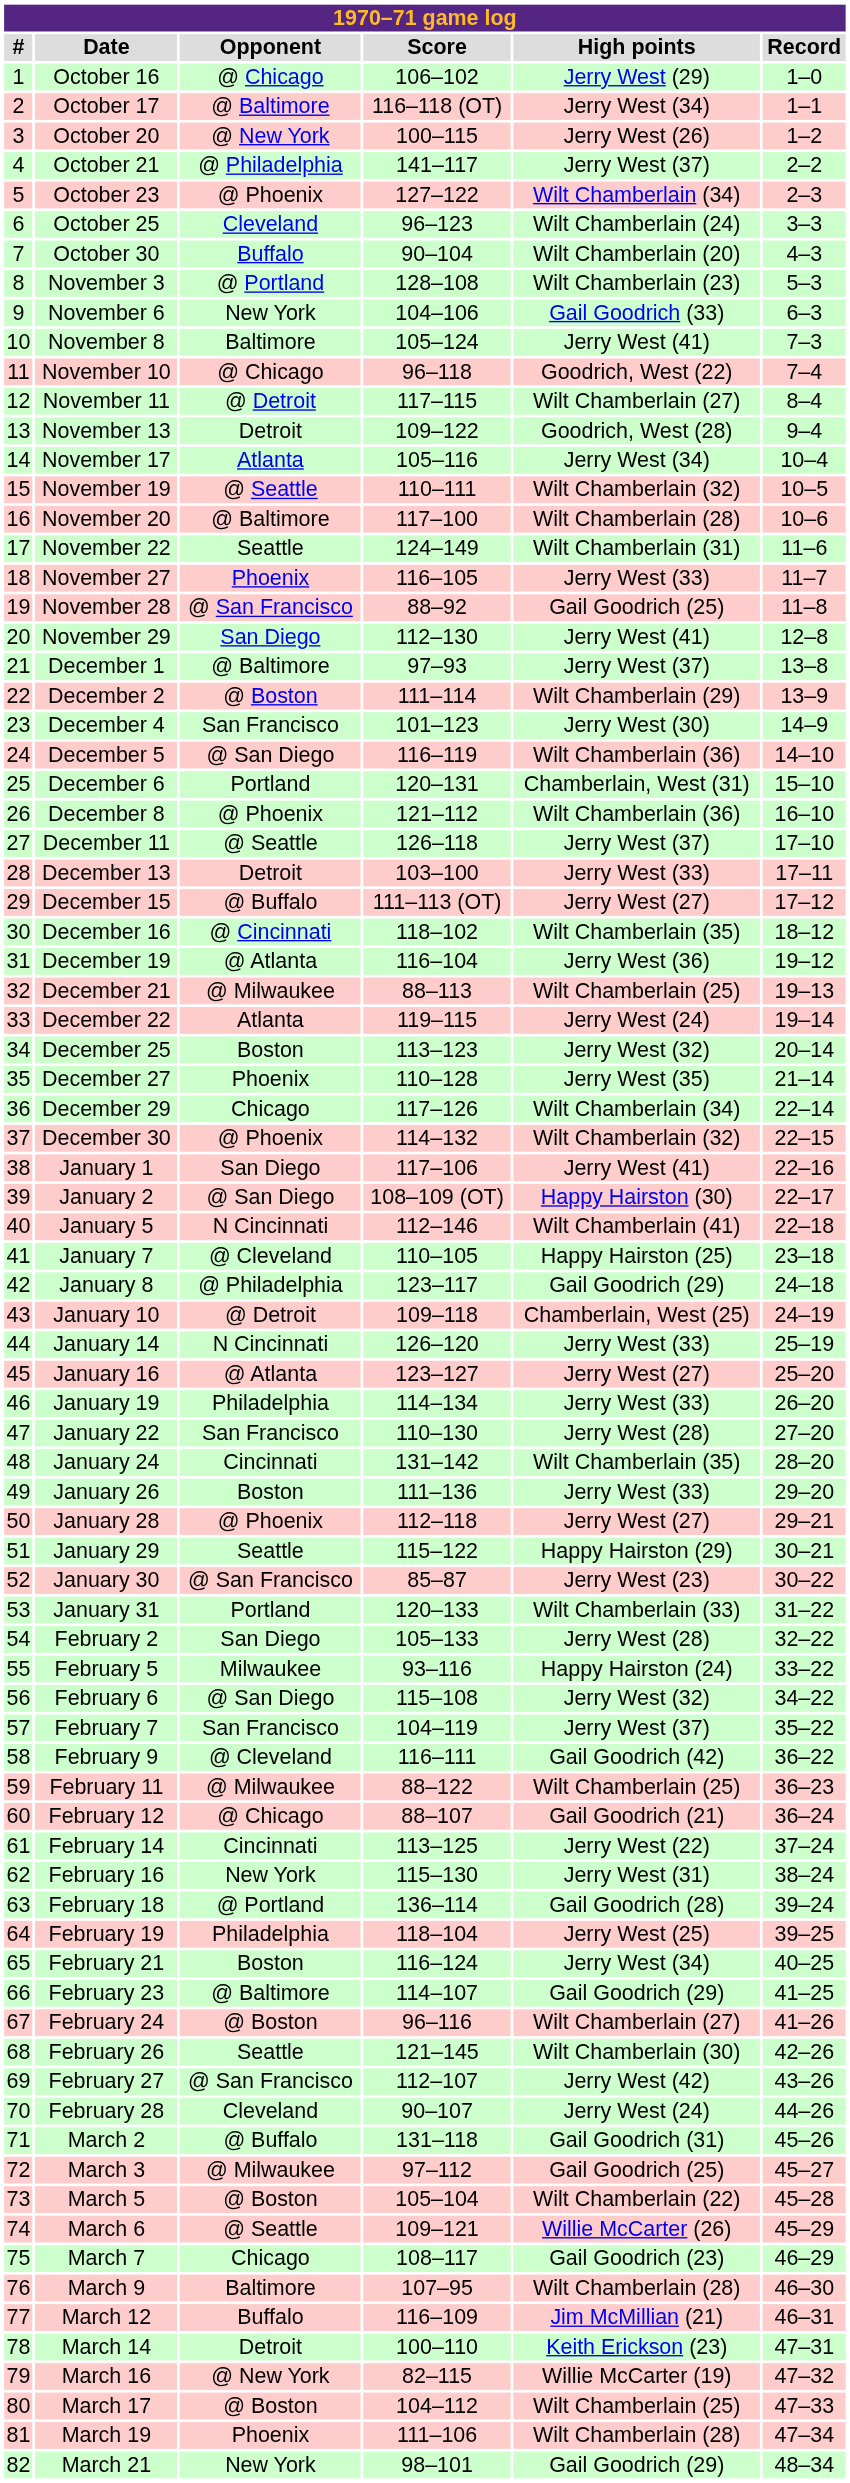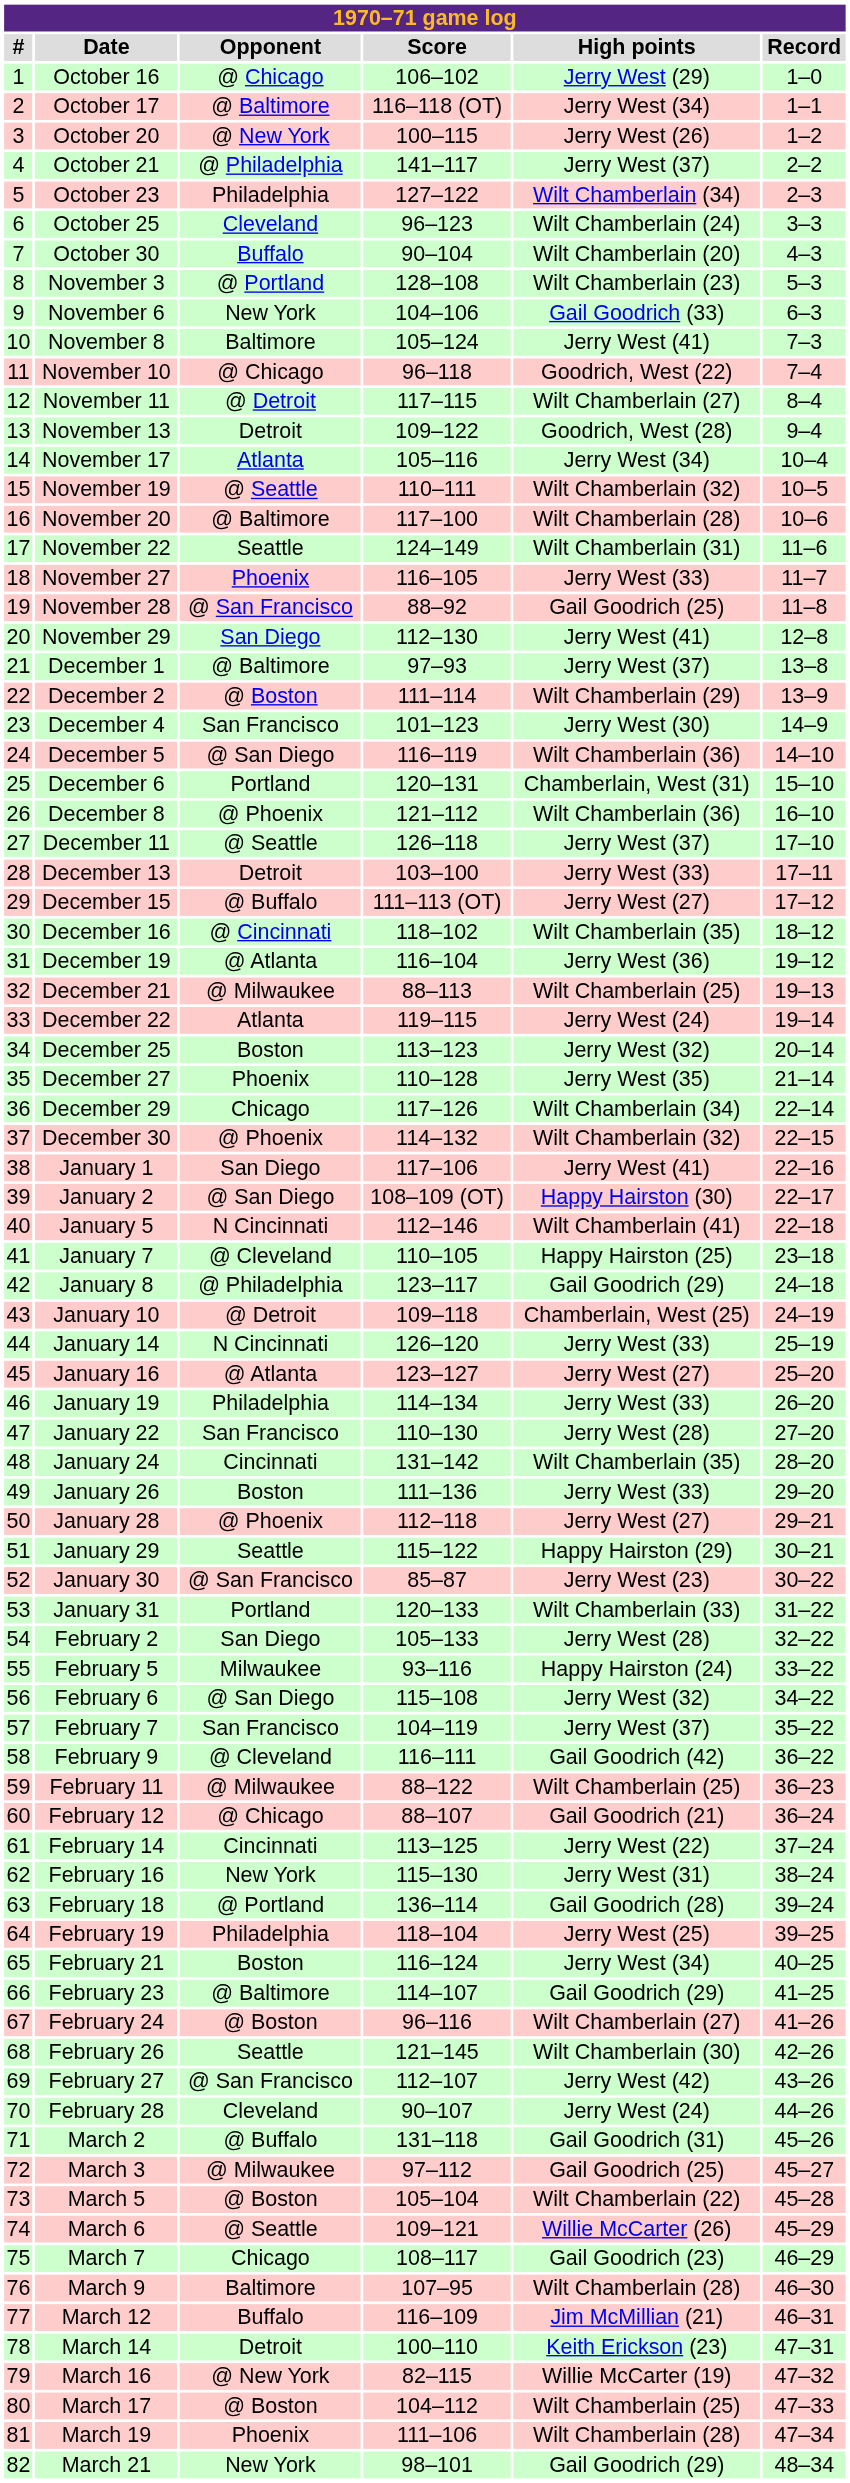(270, 194) @ Phoenix -> (270, 194) Philadelphia
